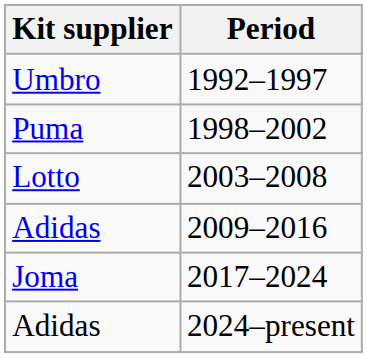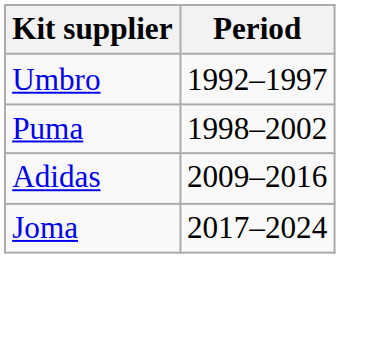- row: (257, 177)
- row: (271, 326)
